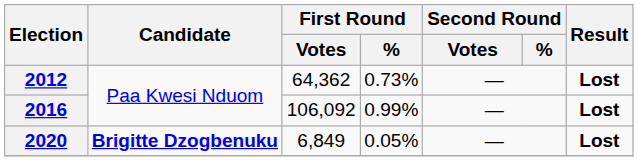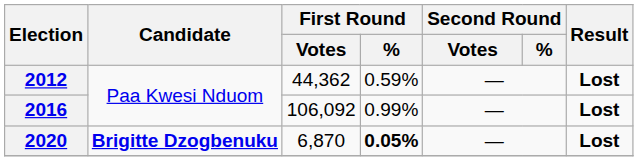(321, 79) 64,362 -> (321, 79) 44,362
(391, 79) 0.73% -> (391, 79) 0.59%
(321, 140) 6,849 -> (321, 140) 6,870
(391, 140) normal -> (391, 140) bold
